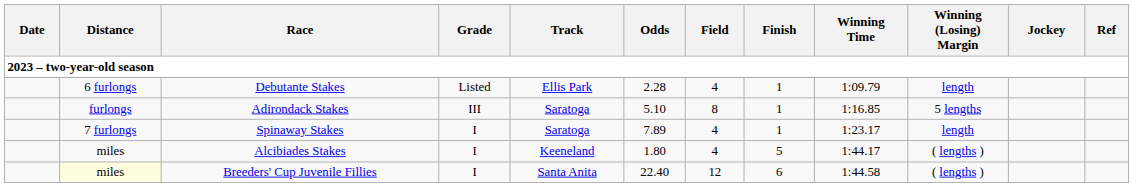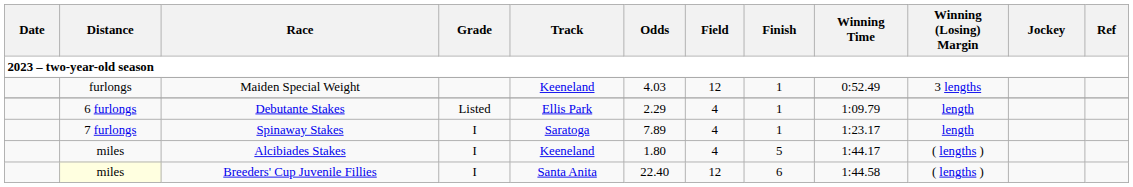+ row: (300, 87)
(655, 87) 2.28 -> (655, 109) 2.29
- row: (300, 109)
